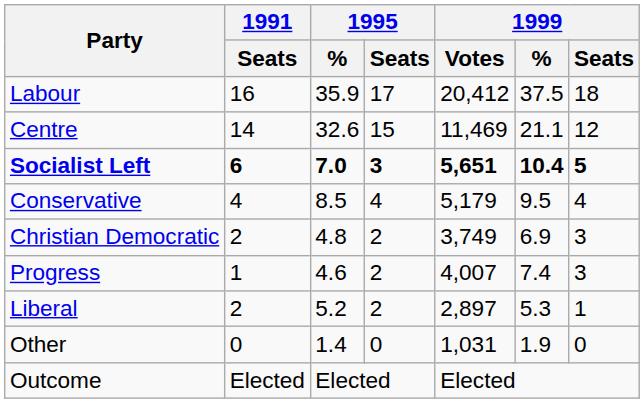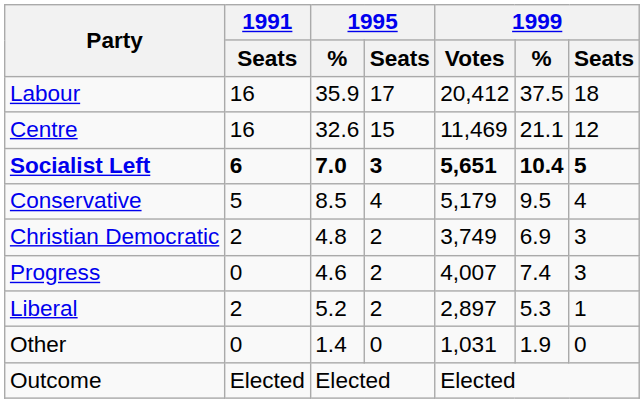(242, 129) 14 -> (242, 129) 16
(236, 201) 4 -> (236, 201) 5
(236, 272) 1 -> (236, 272) 0
